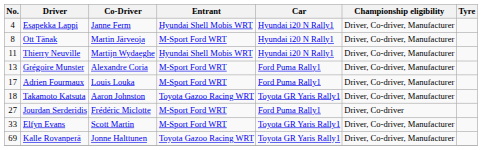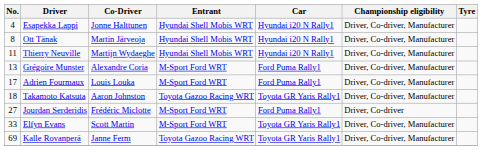(111, 25) Janne Ferm -> (119, 25) Jonne Halttunen
(193, 39) M-Sport Ford WRT -> (206, 39) Hyundai Shell Mobis WRT
(119, 138) Jonne Halttunen -> (111, 138) Janne Ferm
